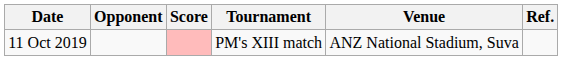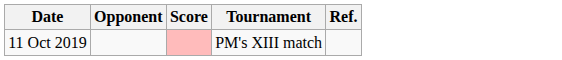- column: (424, 17)
